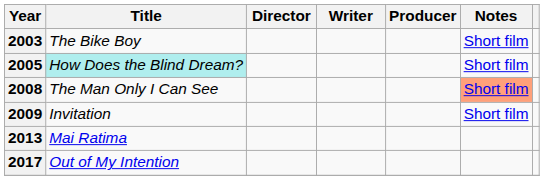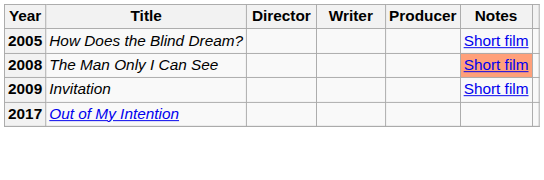- row: (25, 41)
(146, 65) paleturquoise background -> (146, 41) no background
- row: (25, 138)
